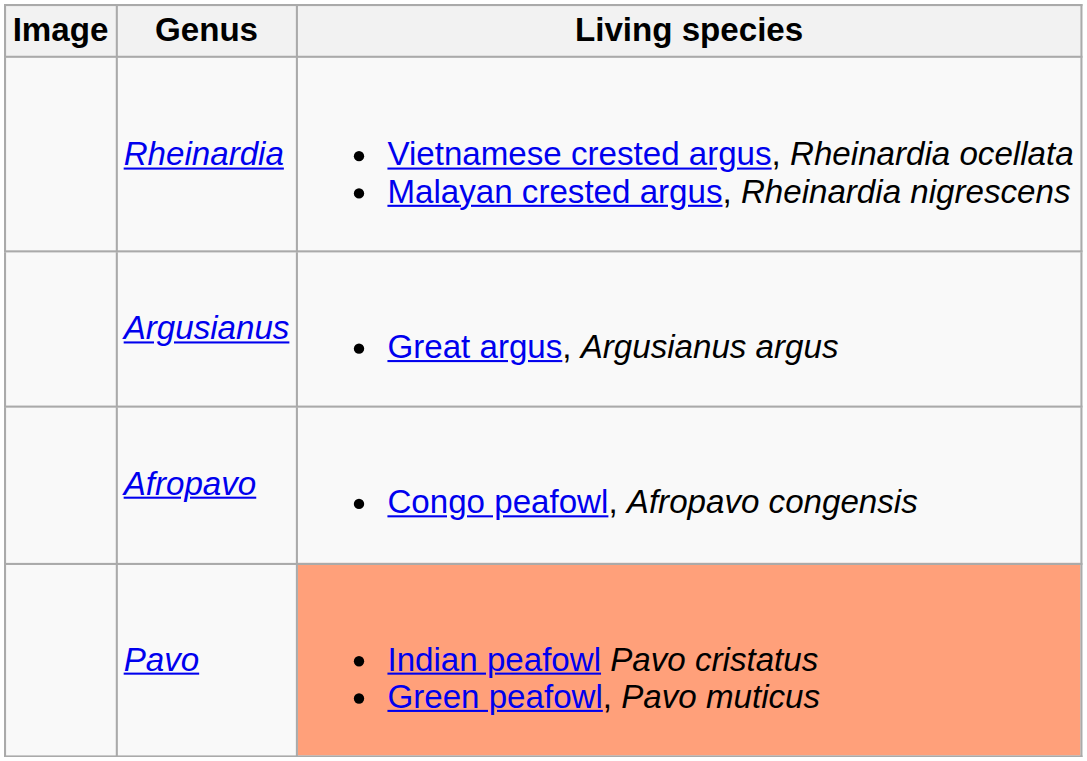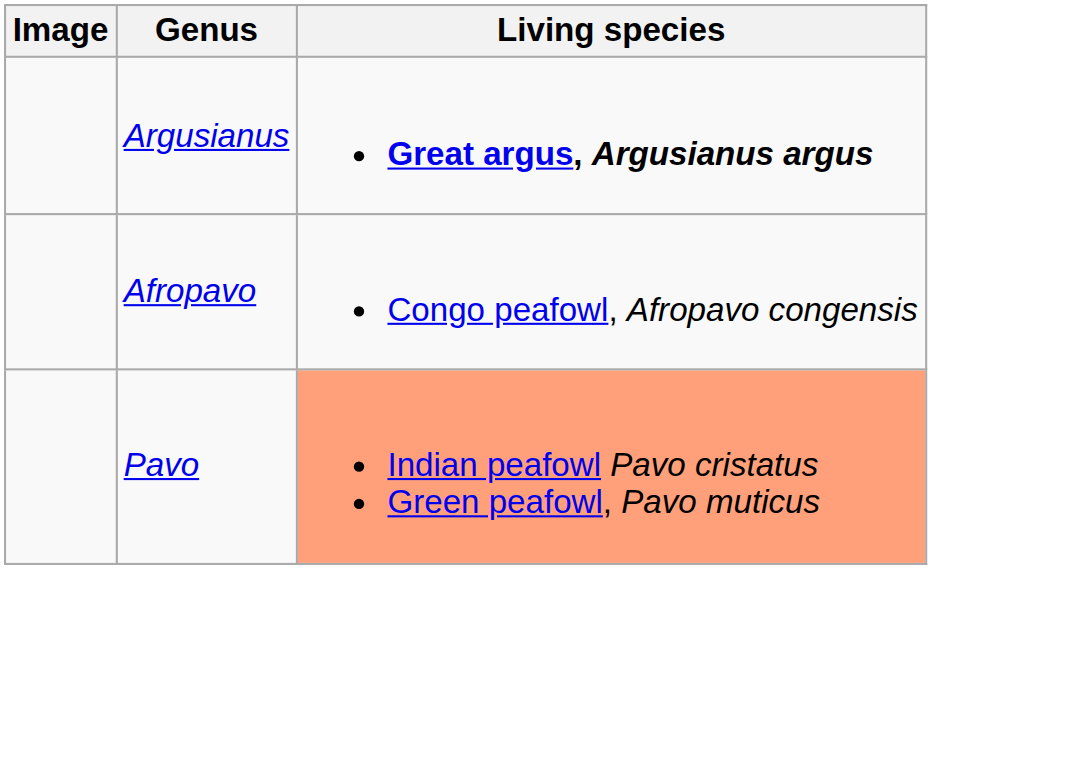- row: (204, 153)
(689, 347) normal -> (611, 154) bold
